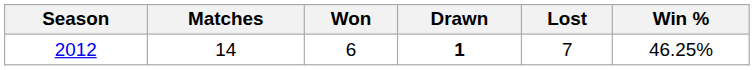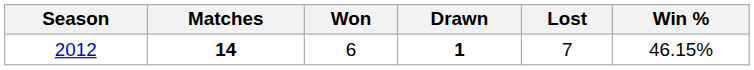(226, 49) normal -> (226, 49) bold
(681, 49) 46.25% -> (681, 49) 46.15%
